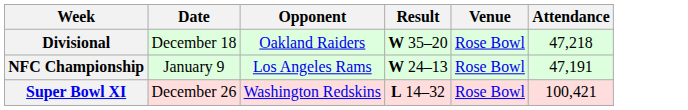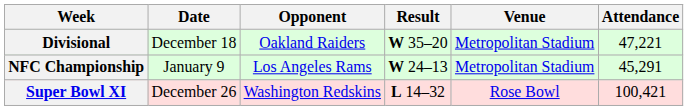(490, 42) Rose Bowl -> (525, 42) Metropolitan Stadium
(571, 42) 47,218 -> (640, 42) 47,221
(490, 67) Rose Bowl -> (525, 67) Metropolitan Stadium
(571, 67) 47,191 -> (640, 67) 45,291
